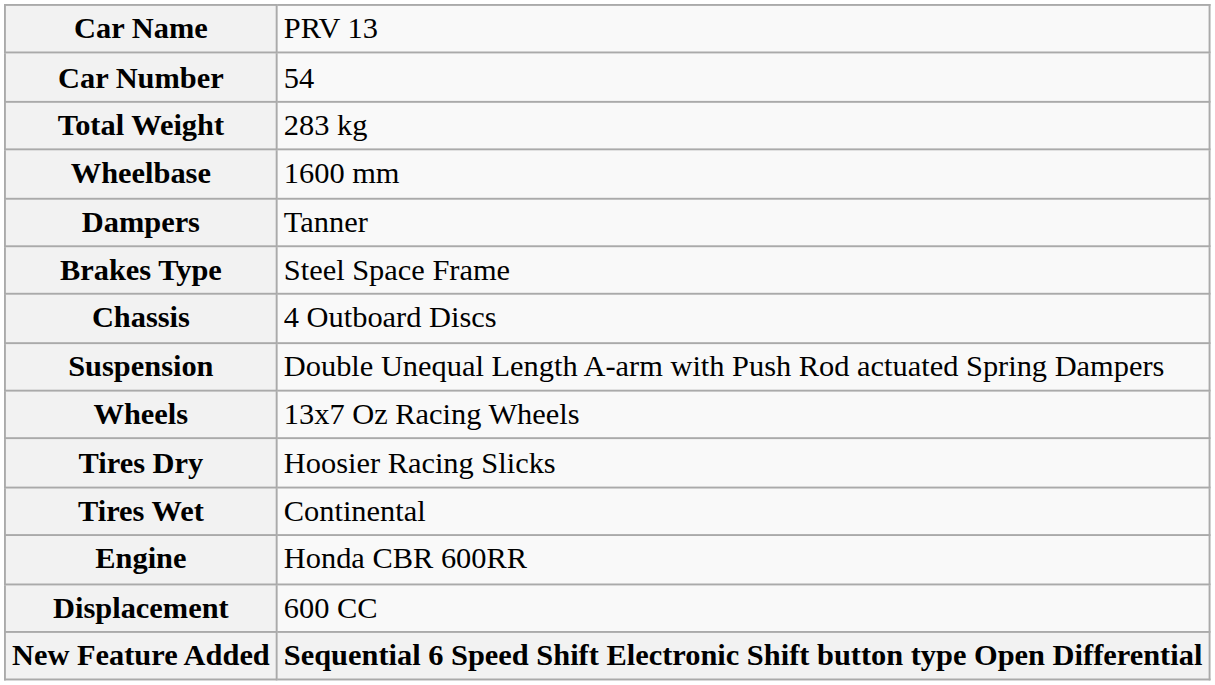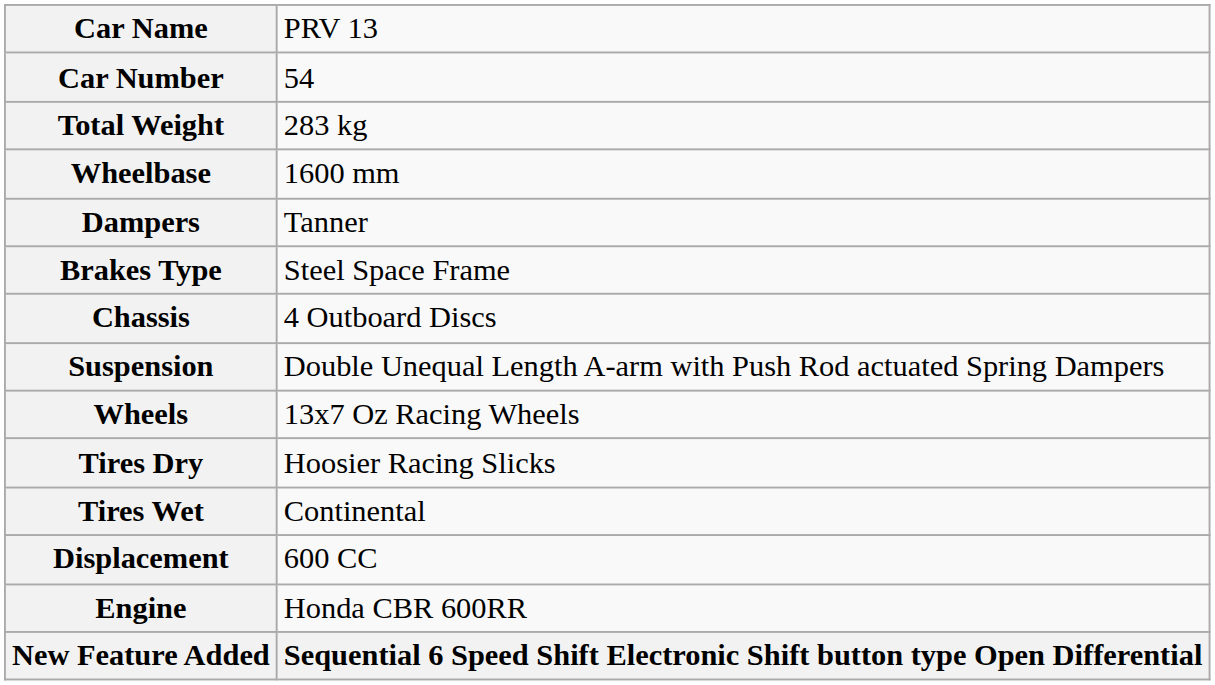rows swapped: (141, 558) <-> (141, 607)
